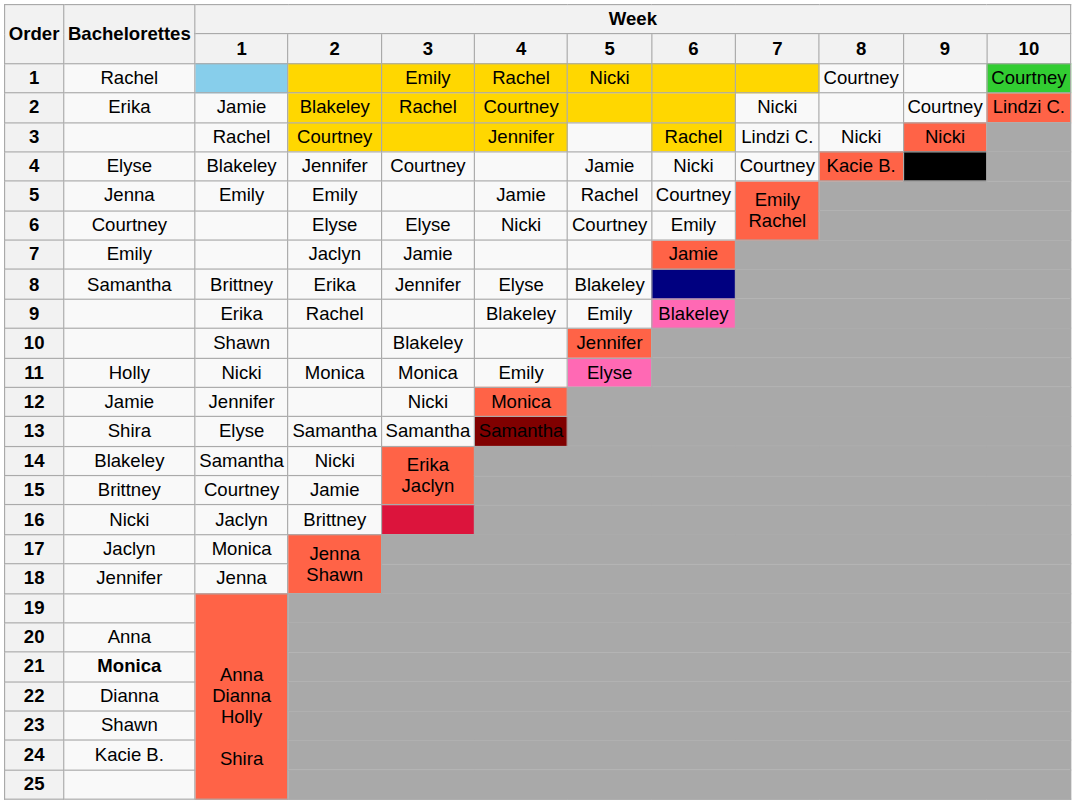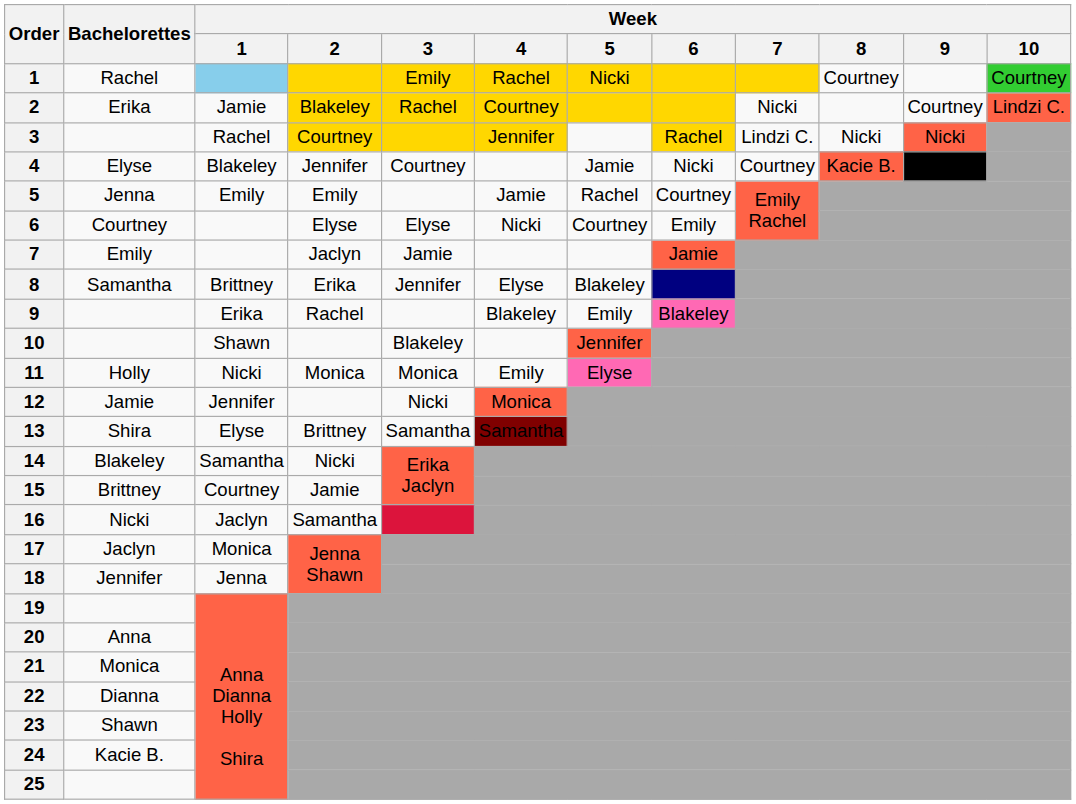(335, 431) Samantha -> (335, 431) Brittney
(335, 519) Brittney -> (335, 519) Samantha
(129, 666) bold -> (129, 666) normal
